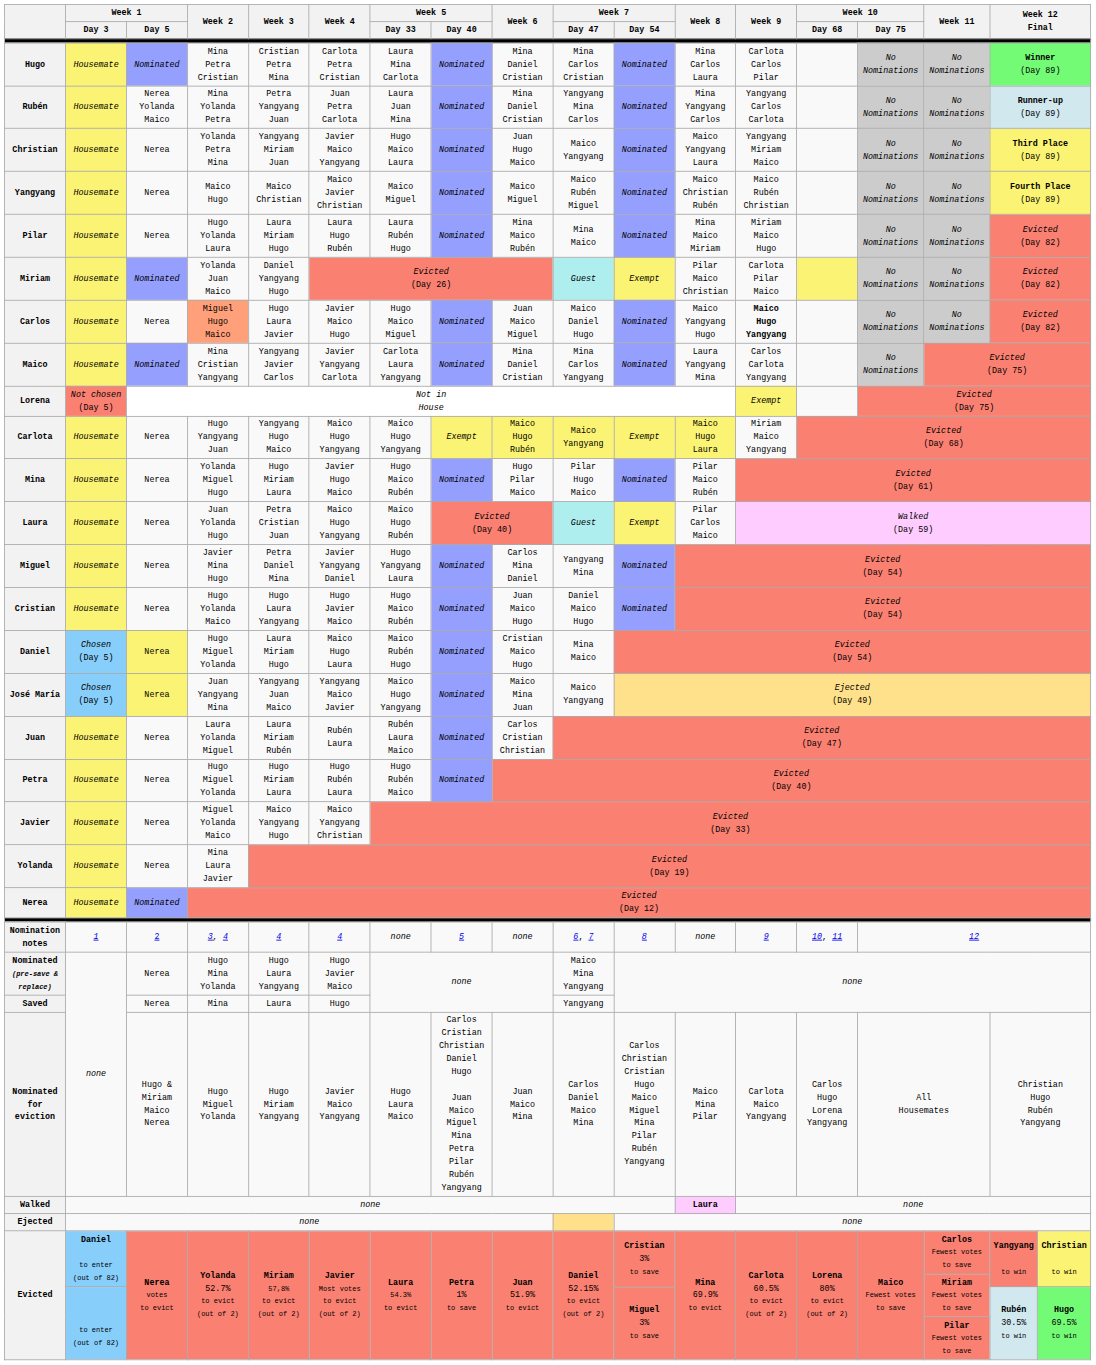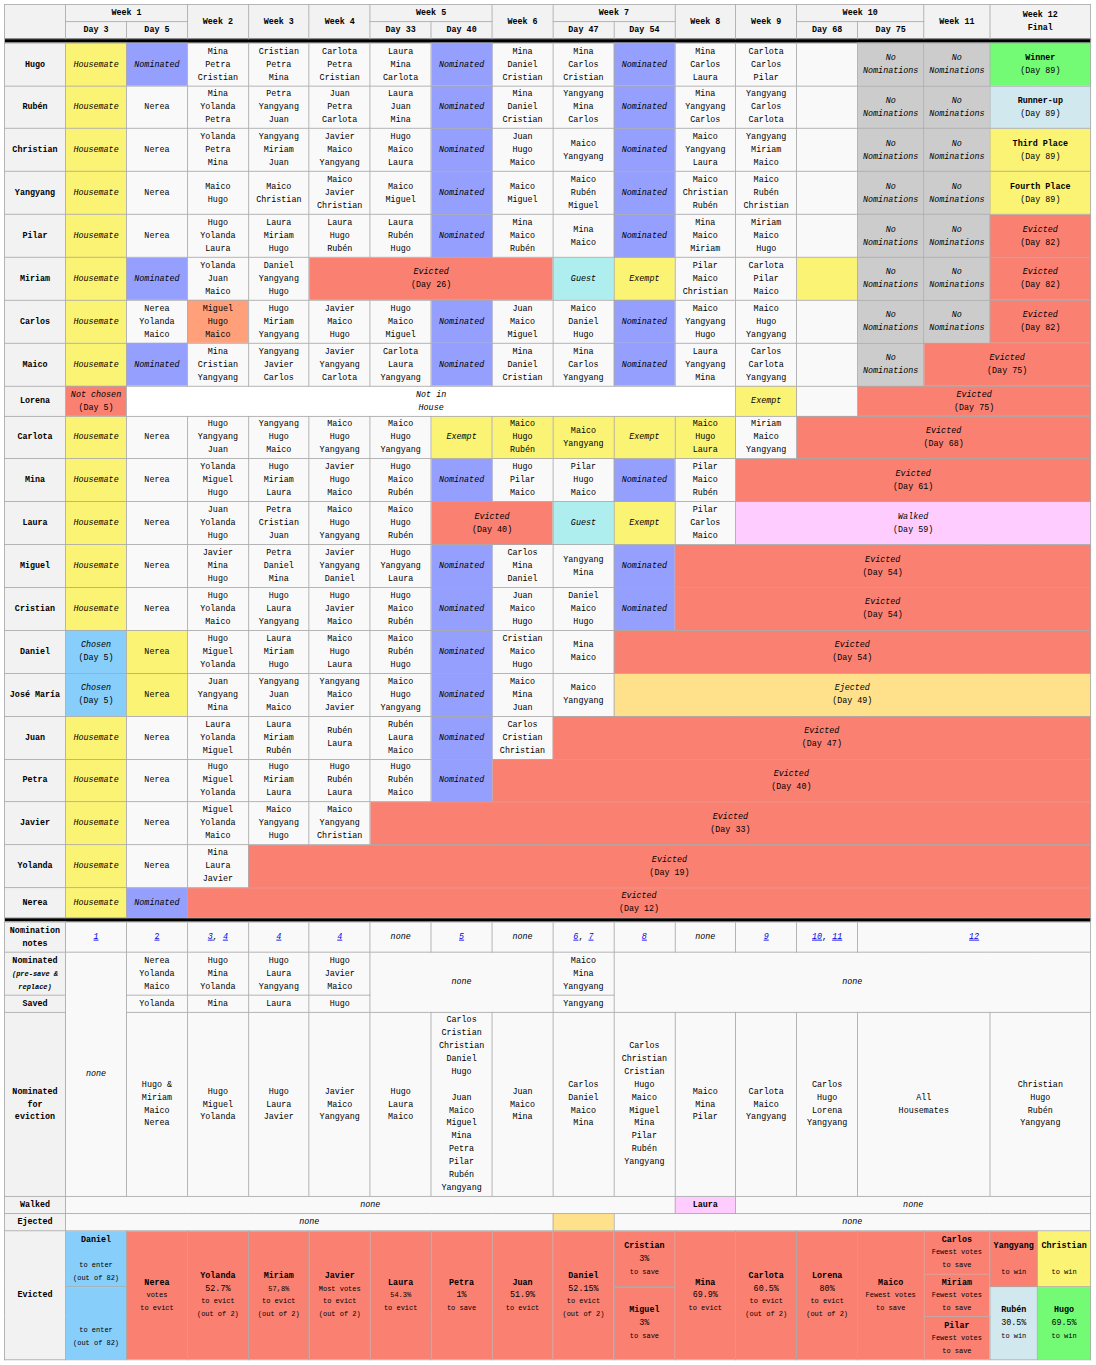(157, 107) Nerea Yolanda Maico -> (157, 107) Nerea
(157, 321) Nerea -> (157, 321) Nerea Yolanda Maico
(279, 321) Hugo Laura Javier -> (279, 321) Hugo Miriam Yangyang
(766, 321) bold -> (766, 321) normal
(157, 973) Nerea -> (157, 973) Nerea Yolanda Maico
(157, 1003) Nerea -> (157, 1003) Yolanda
(279, 1104) Hugo Miriam Yangyang -> (279, 1104) Hugo Laura Javier
